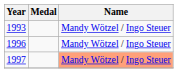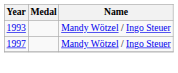- row: (16, 44)
(116, 60) lightsalmon background -> (116, 44) no background
